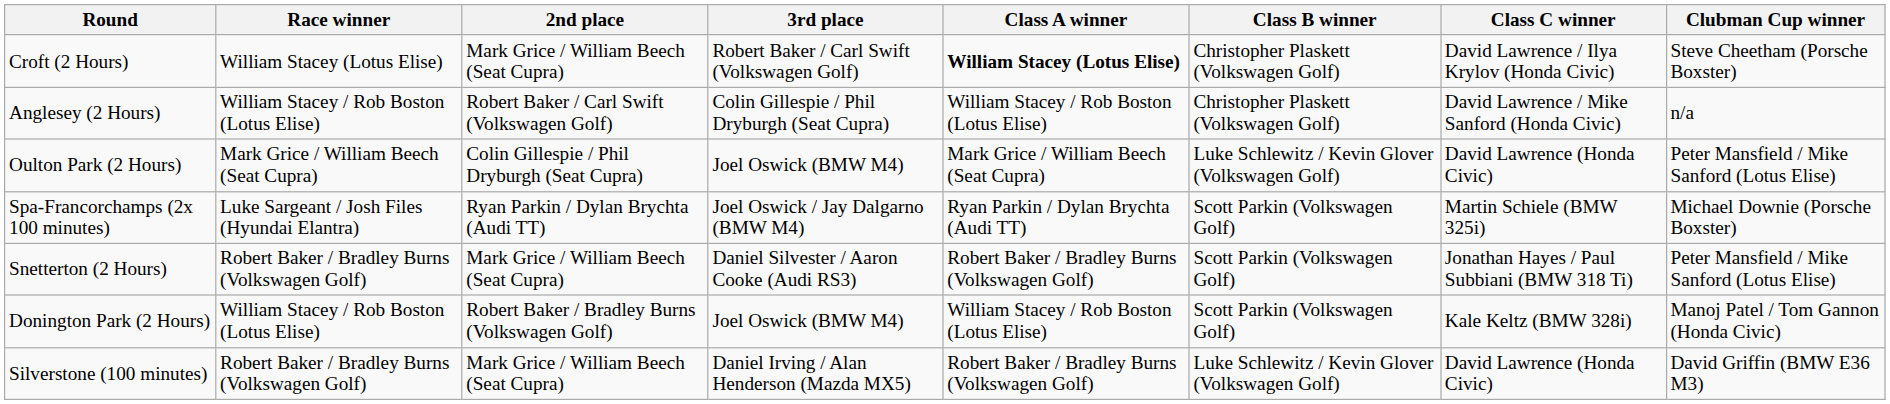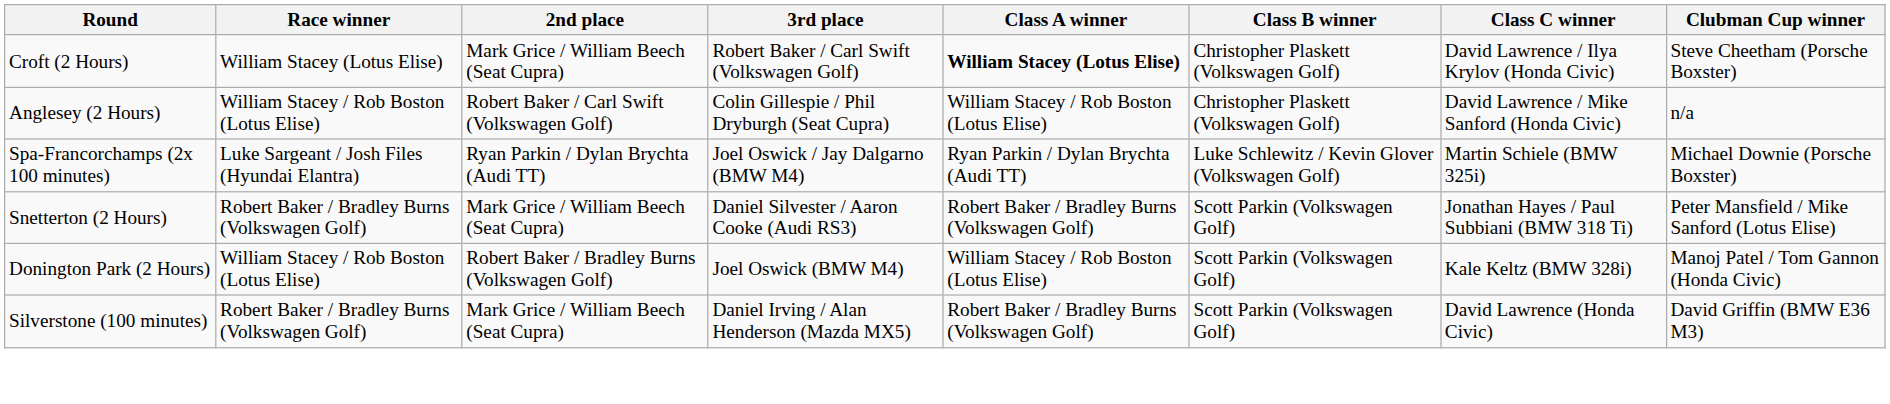- row: (95, 165)
(1293, 217) Scott Parkin (Volkswagen Golf) -> (1313, 165) Luke Schlewitz / Kevin Glover (Volkswagen Golf)
(1313, 373) Luke Schlewitz / Kevin Glover (Volkswagen Golf) -> (1293, 321) Scott Parkin (Volkswagen Golf)
